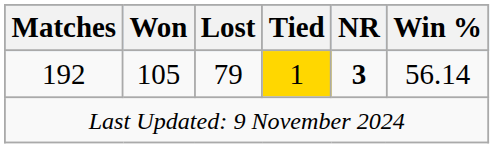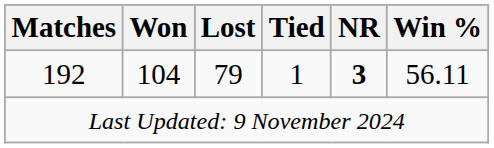(158, 73) 105 -> (158, 73) 104
(297, 73) gold background -> (297, 73) no background
(438, 73) 56.14 -> (438, 73) 56.11
